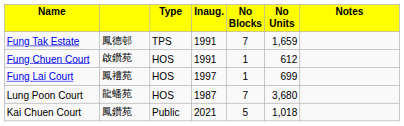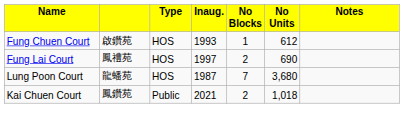- row: (43, 41)
(205, 59) 1991 -> (205, 41) 1993
(245, 77) 1 -> (245, 59) 2
(289, 77) 699 -> (289, 59) 690
(245, 113) 5 -> (245, 95) 2
